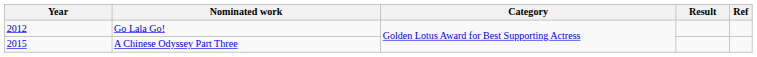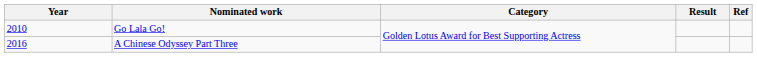(17, 28) 2012 -> (17, 28) 2010
(17, 44) 2015 -> (17, 44) 2016
